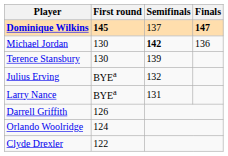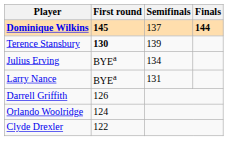(203, 28) 147 -> (203, 28) 144
- row: (37, 43)
(101, 59) normal -> (101, 43) bold
(154, 76) 132 -> (154, 60) 134
